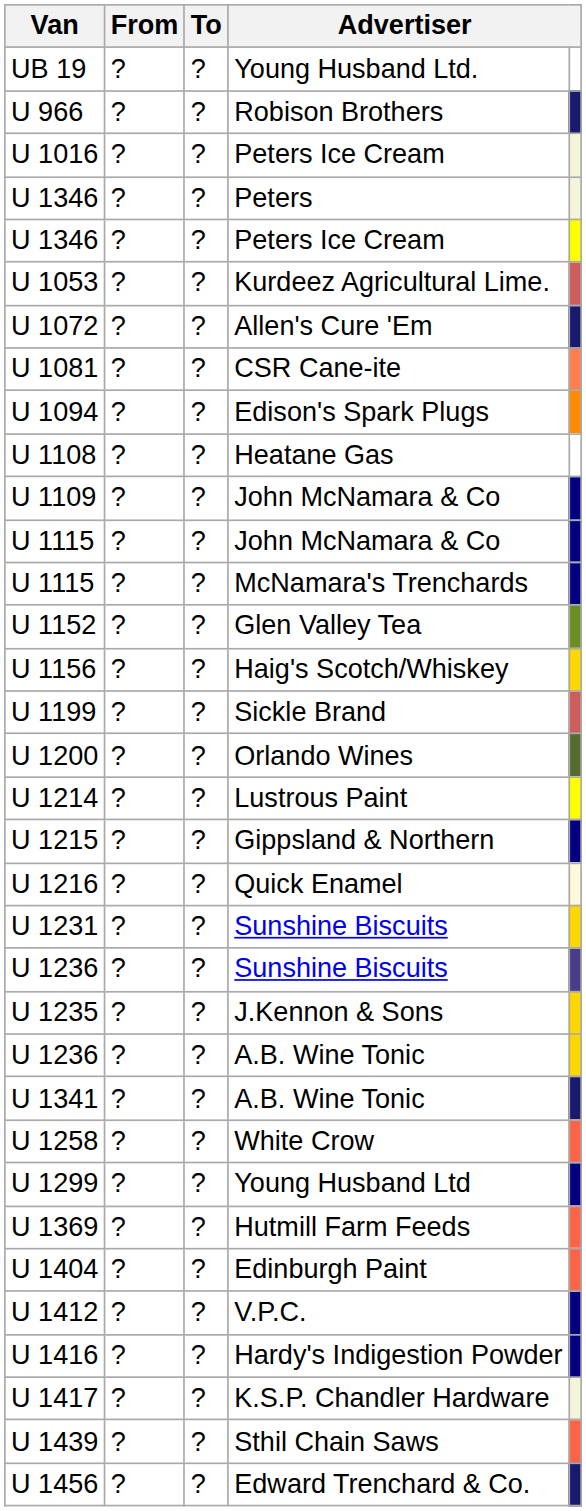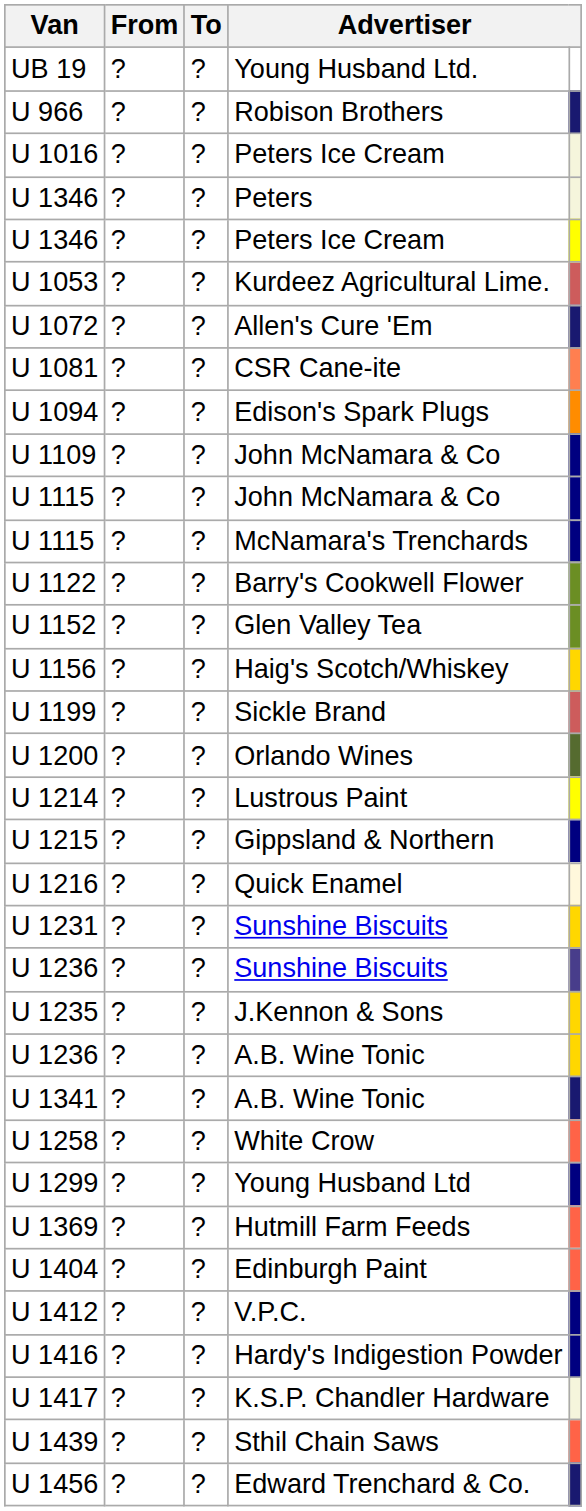- row: (54, 454)
+ row: (54, 583)
